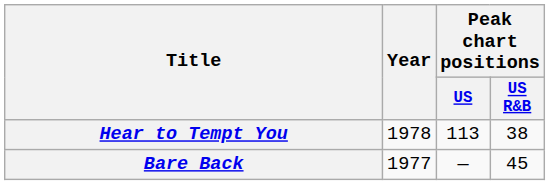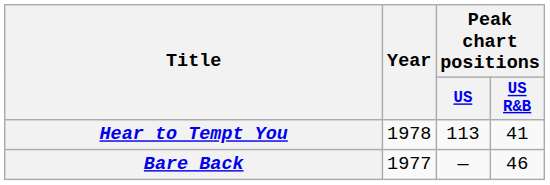(517, 134) 38 -> (517, 134) 41
(517, 164) 45 -> (517, 164) 46
